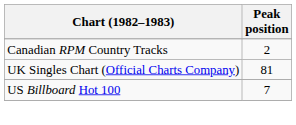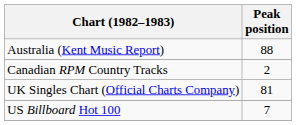+ row: (86, 49)
